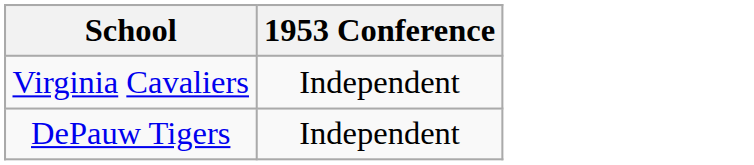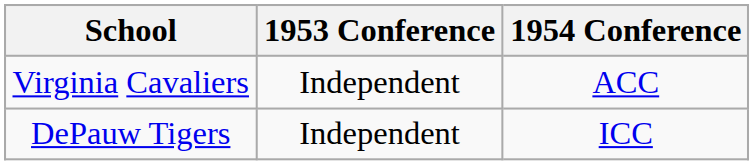+ column: (626, 30)
